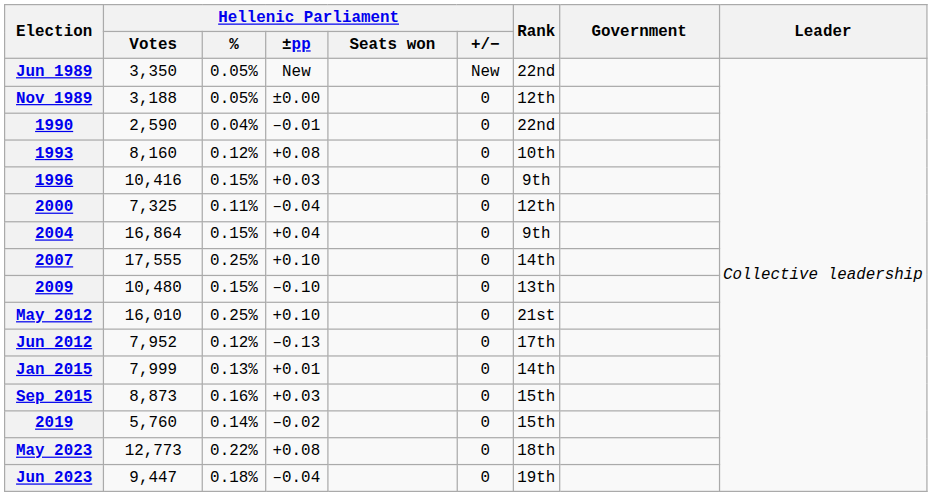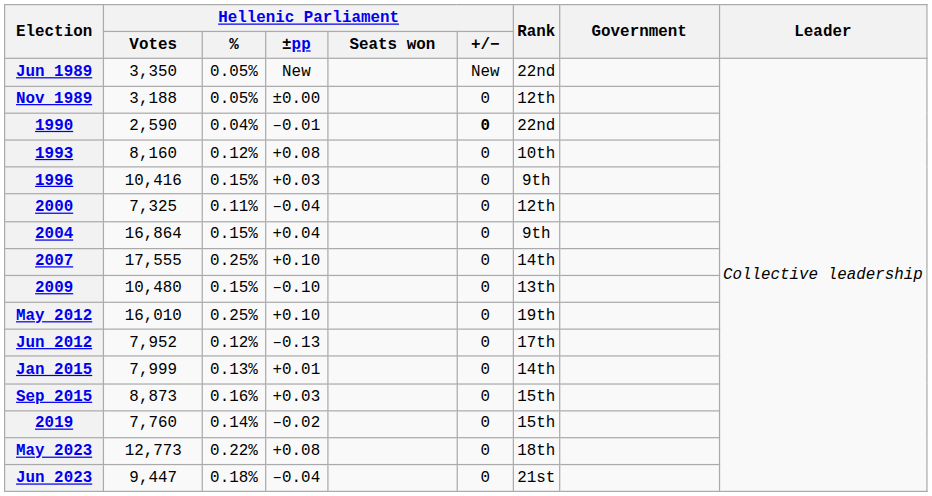(485, 126) normal -> (485, 126) bold
(536, 315) 21st -> (536, 315) 19th
(153, 424) 5,760 -> (153, 424) 7,760
(536, 478) 19th -> (536, 478) 21st
